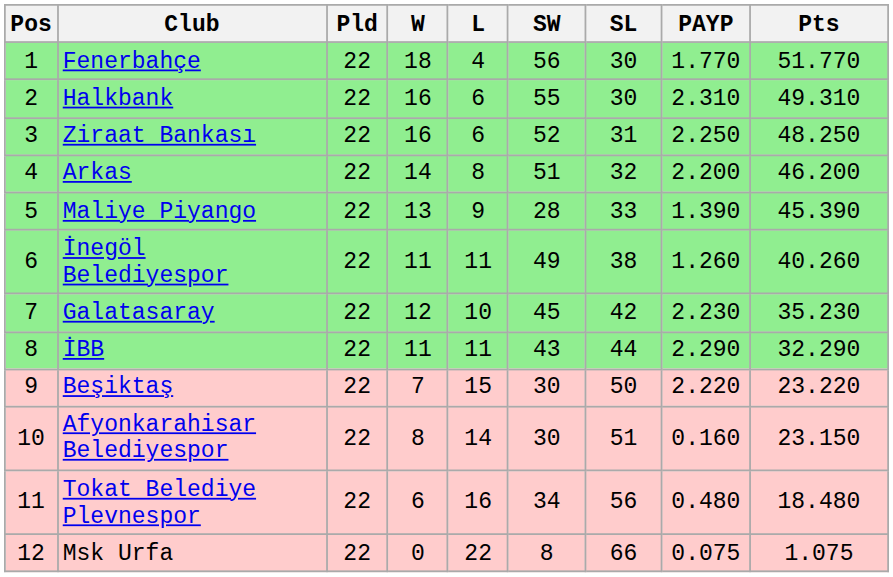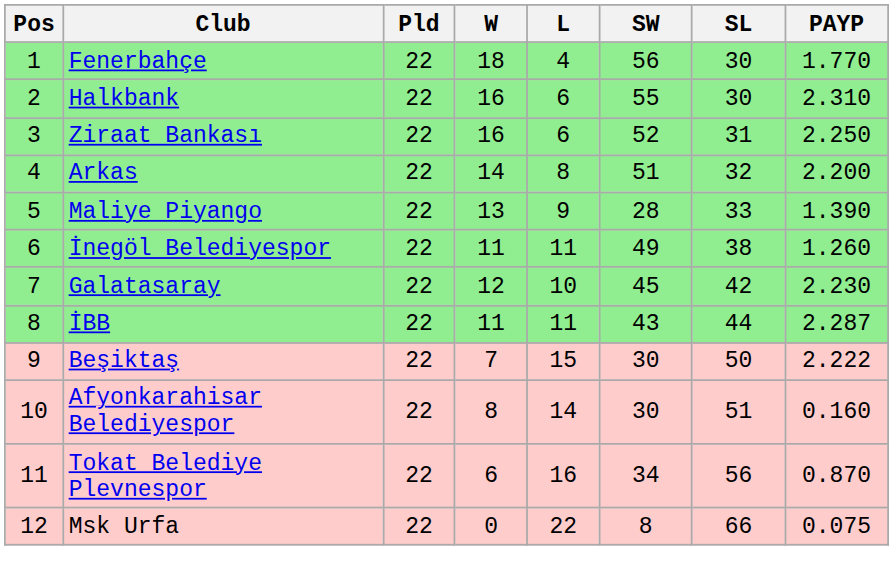- column: (819, 24)
(706, 350) 2.290 -> (836, 324) 2.287
(706, 388) 2.220 -> (836, 361) 2.222
(706, 503) 0.480 -> (836, 476) 0.870
